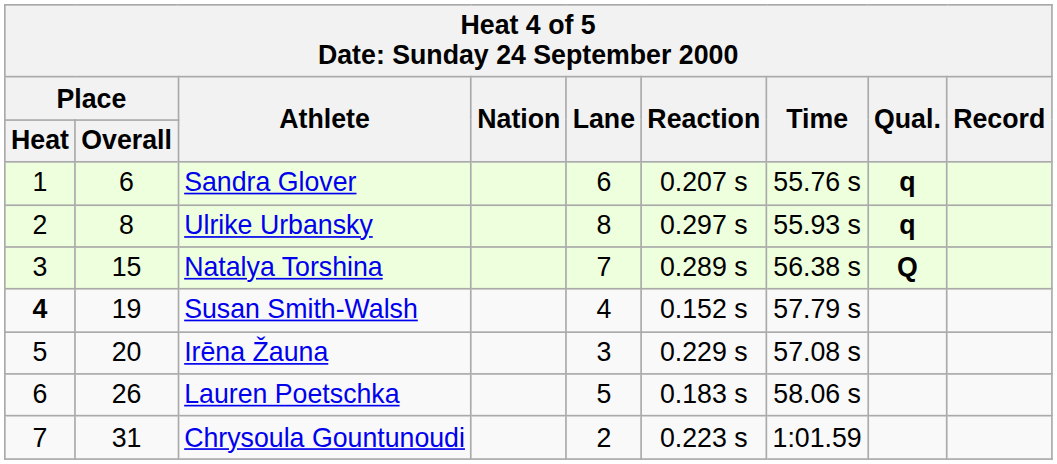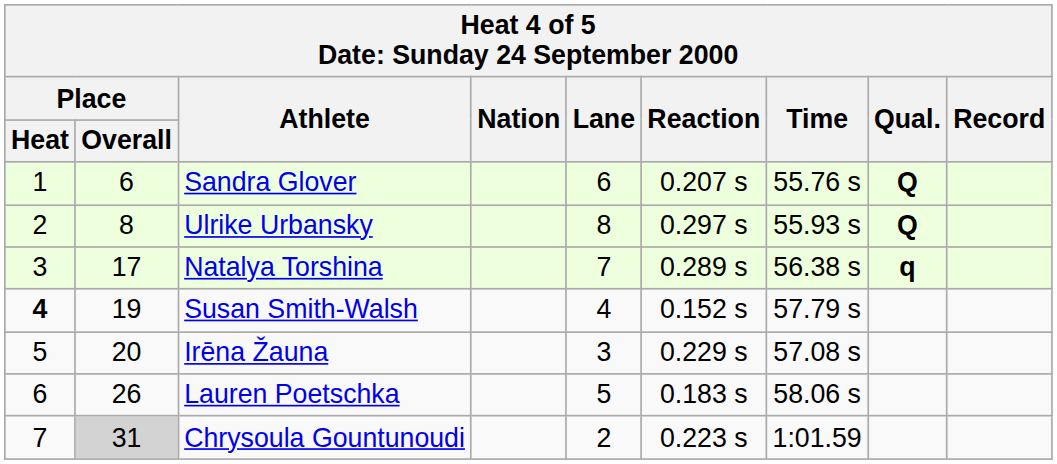(907, 182) q -> (907, 182) Q
(907, 225) q -> (907, 225) Q
(127, 267) 15 -> (127, 267) 17
(907, 267) Q -> (907, 267) q
(127, 437) no background -> (127, 437) lightgrey background
